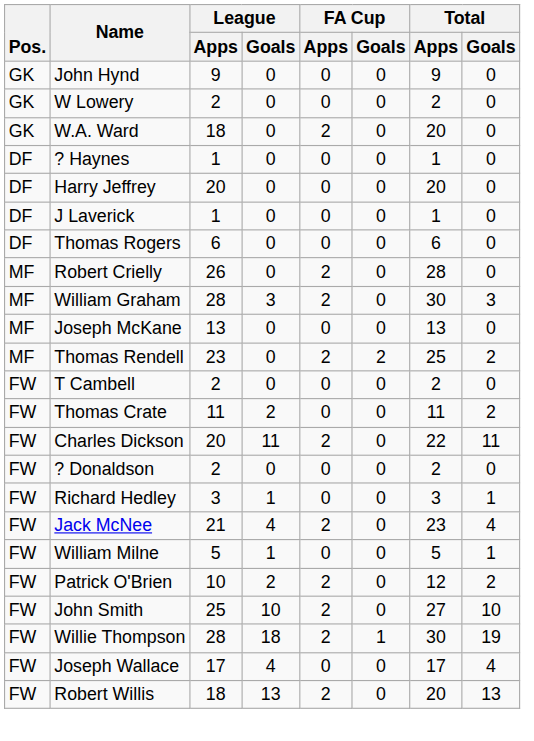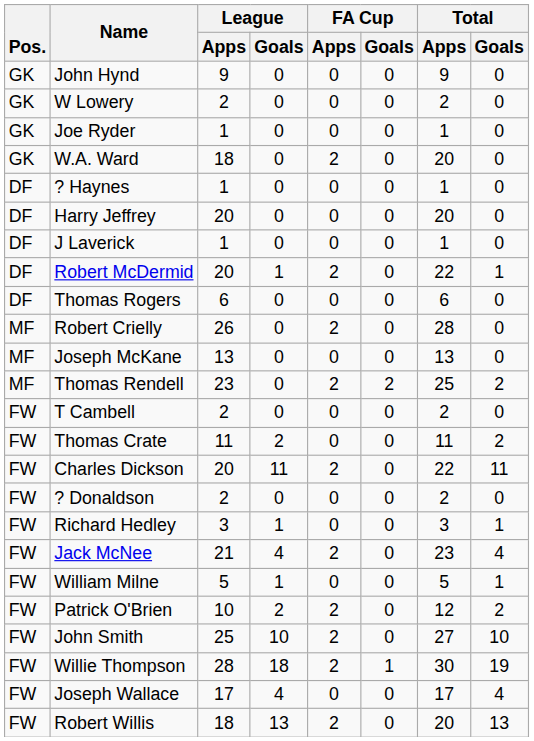+ row: (95, 131)
+ row: (124, 272)
- row: (118, 300)
